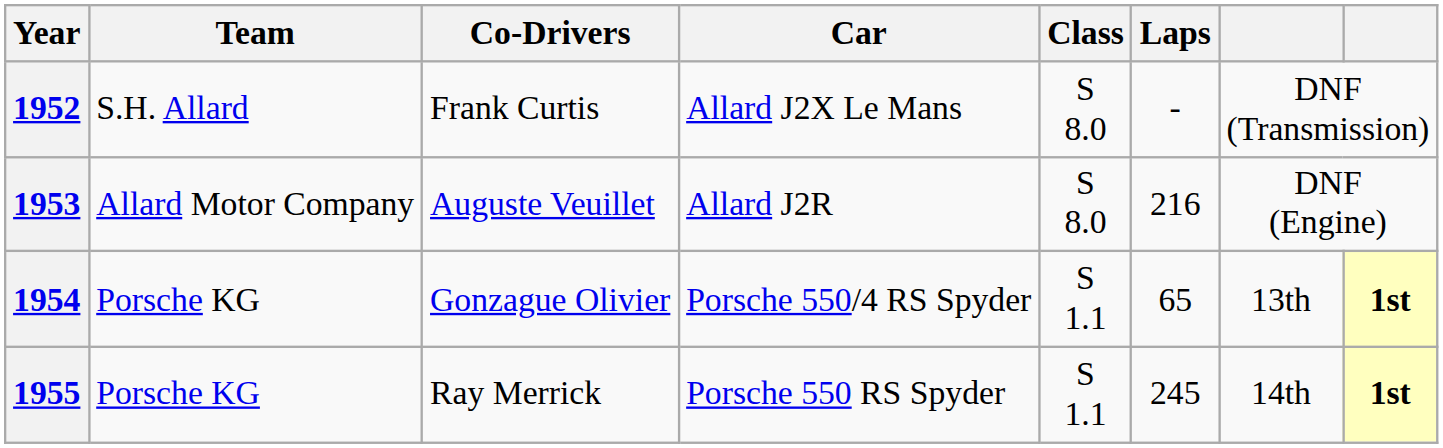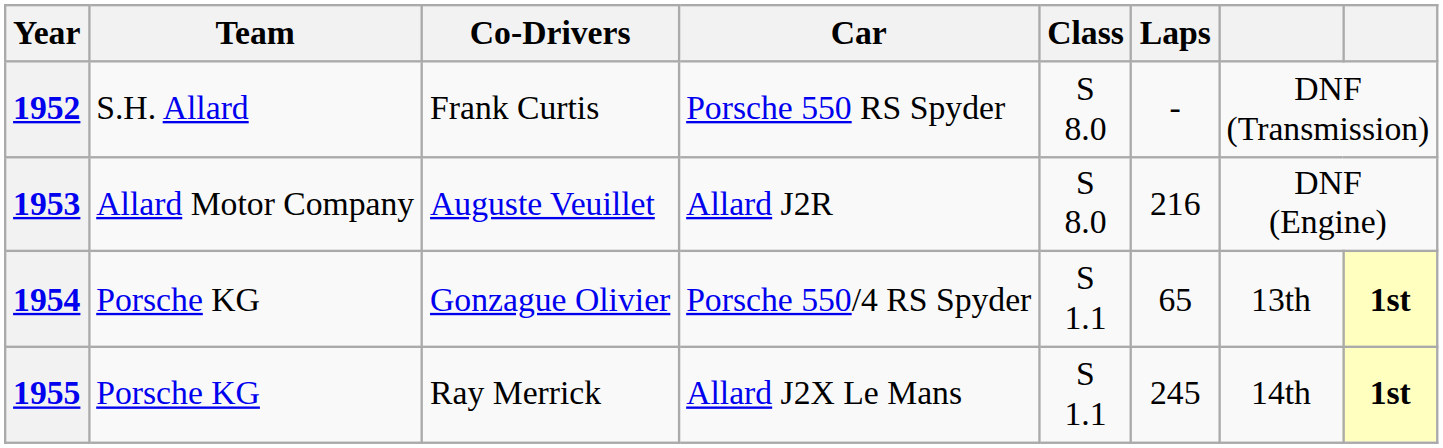(824, 108) Allard J2X Le Mans -> (846, 108) Porsche 550 RS Spyder
(846, 394) Porsche 550 RS Spyder -> (824, 394) Allard J2X Le Mans
